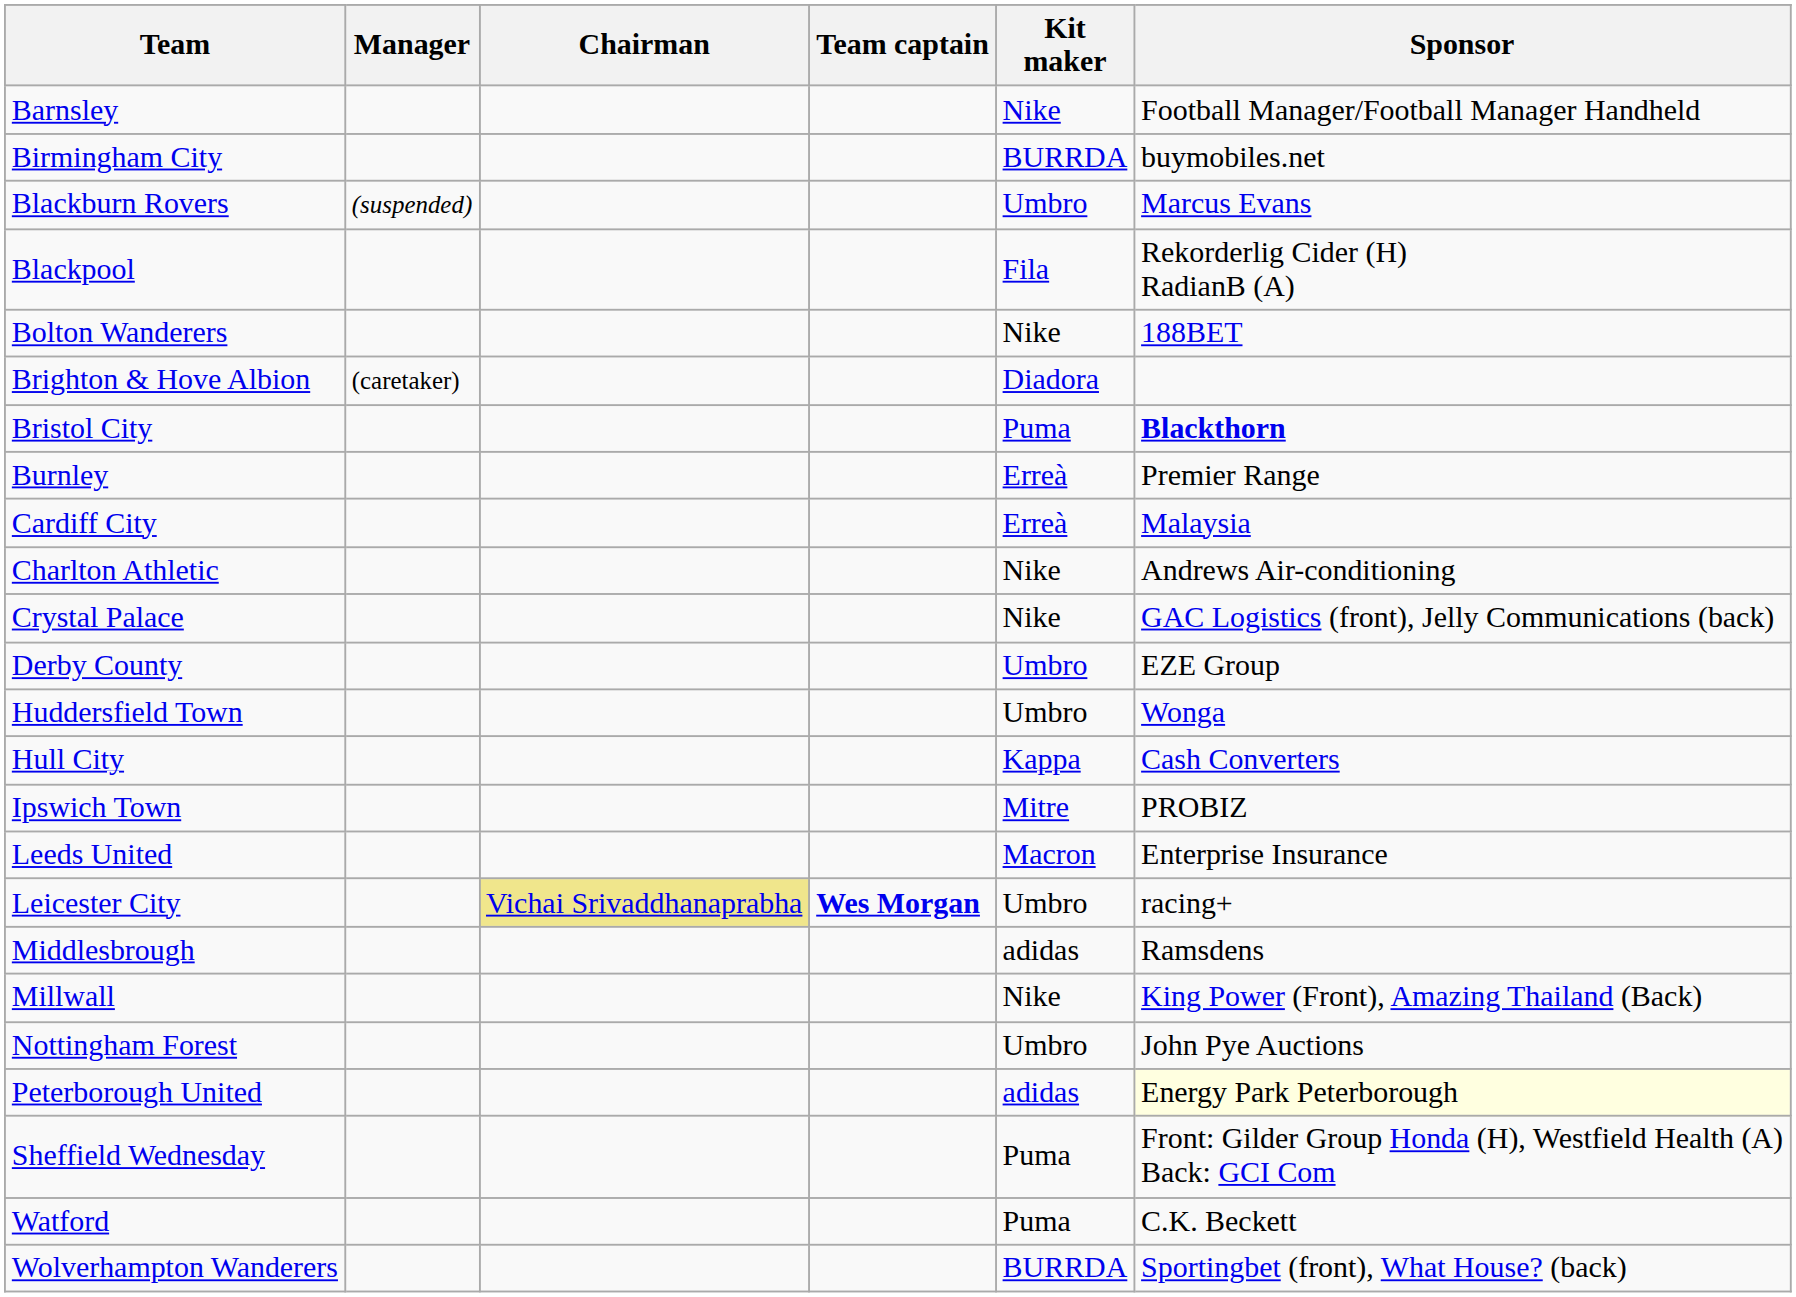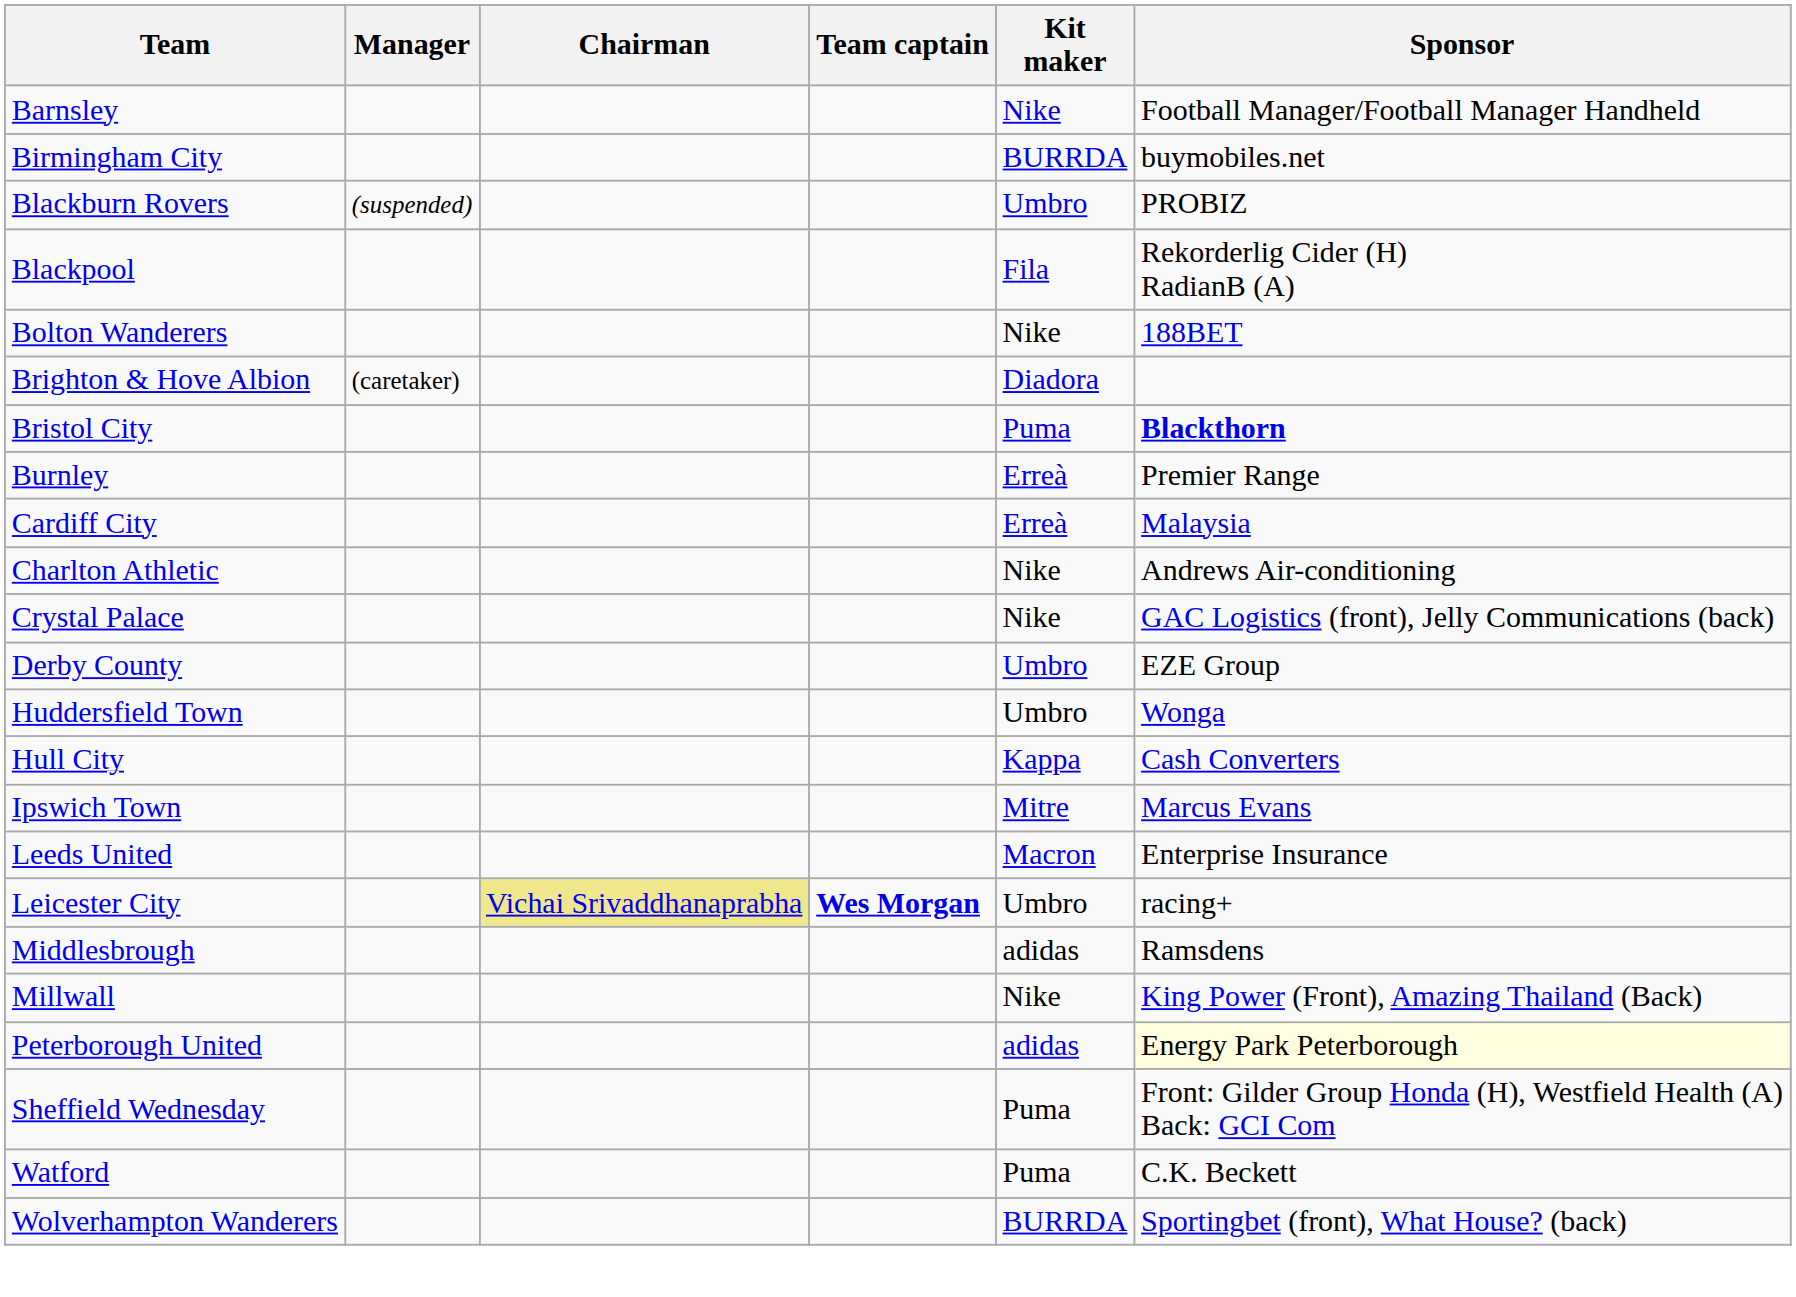(1226, 204) Marcus Evans -> (1194, 204) PROBIZ
(1194, 807) PROBIZ -> (1226, 807) Marcus Evans
- row: (124, 1044)
